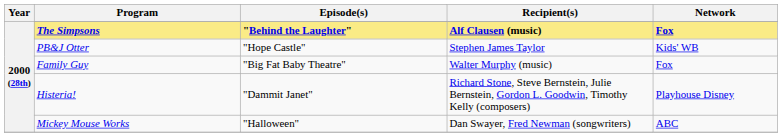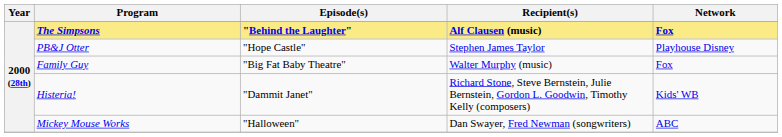(677, 47) Kids' WB -> (695, 47) Playhouse Disney
(695, 94) Playhouse Disney -> (677, 94) Kids' WB
